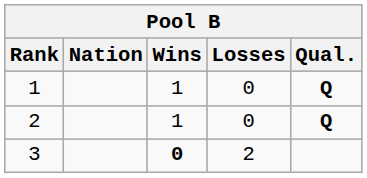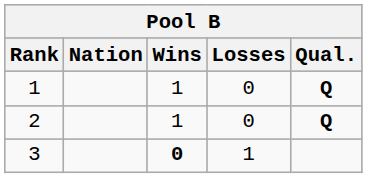(249, 155) 2 -> (249, 155) 1
